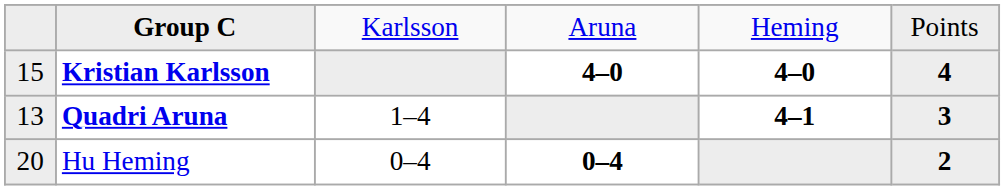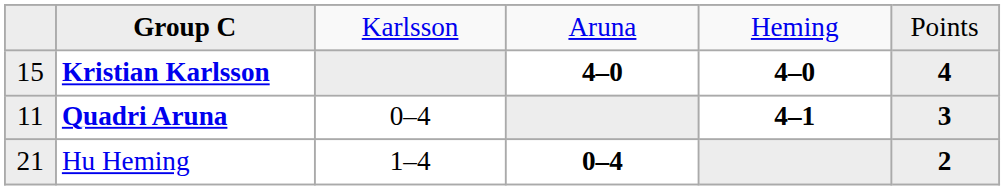(30, 117) 13 -> (30, 117) 11
(410, 117) 1–4 -> (410, 117) 0–4
(30, 161) 20 -> (30, 161) 21
(410, 161) 0–4 -> (410, 161) 1–4
